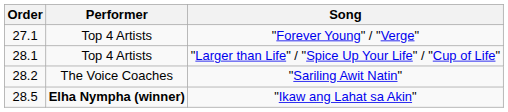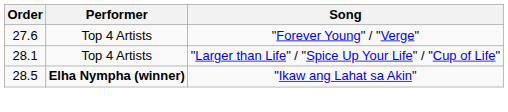(25, 35) 27.1 -> (25, 35) 27.6
- row: (345, 76)
